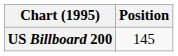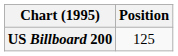(144, 39) 145 -> (144, 39) 125
